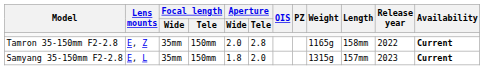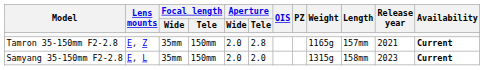(356, 44) 158mm -> (356, 44) 157mm
(388, 44) 2022 -> (388, 44) 2021
(234, 58) 1.8 -> (234, 58) 2.0
(356, 58) 157mm -> (356, 58) 158mm
